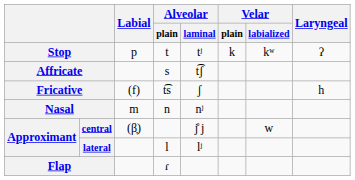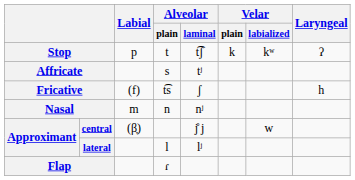(200, 52) tʲ -> (200, 52) t͡ʃ
(200, 71) t͡ʃ -> (200, 71) tʲ
